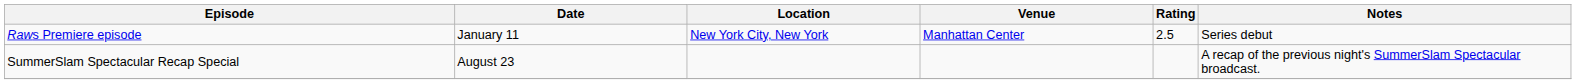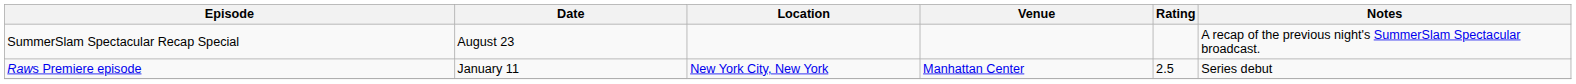rows swapped: (74, 34) <-> (123, 61)
